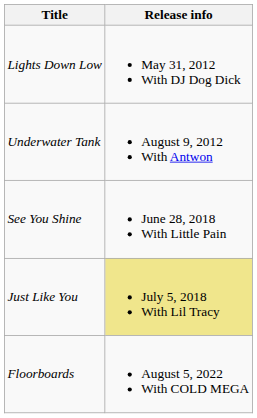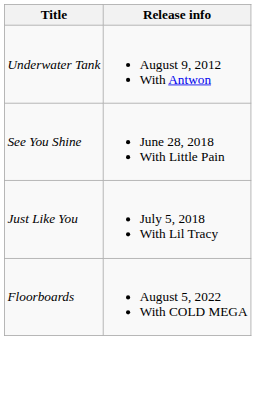- row: (55, 64)
(179, 304) khaki background -> (177, 227) no background
